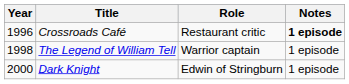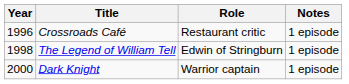(315, 32) bold -> (314, 32) normal
(220, 50) Warrior captain -> (232, 50) Edwin of Stringburn
(232, 69) Edwin of Stringburn -> (220, 69) Warrior captain
